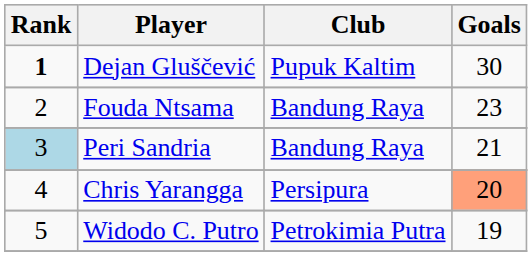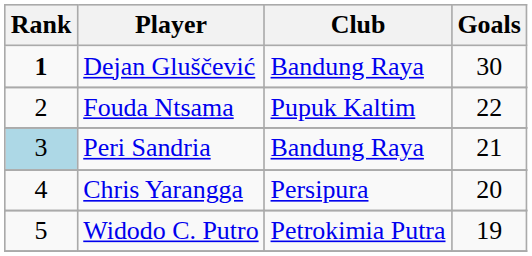(343, 66) Pupuk Kaltim -> (347, 66) Bandung Raya
(347, 107) Bandung Raya -> (343, 107) Pupuk Kaltim
(489, 107) 23 -> (489, 107) 22
(489, 189) lightsalmon background -> (489, 189) no background
